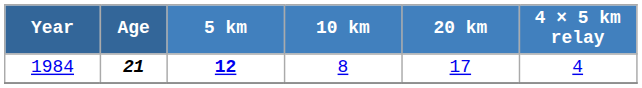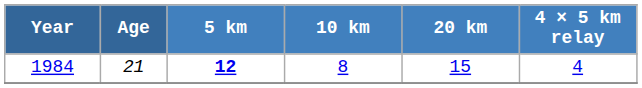(134, 69) bold -> (134, 69) normal
(460, 69) 17 -> (460, 69) 15
